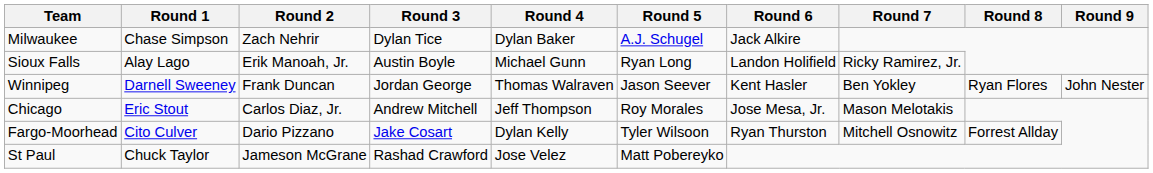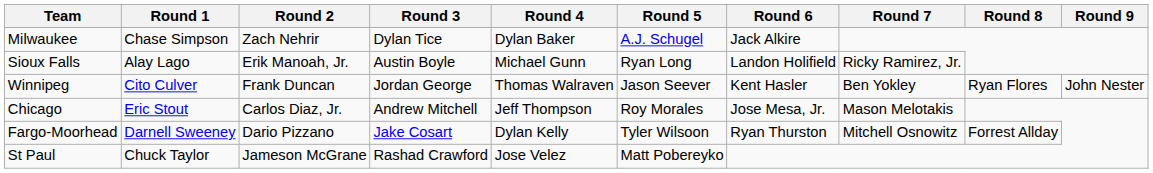(180, 86) Darnell Sweeney -> (161, 86) Cito Culver
(161, 132) Cito Culver -> (180, 132) Darnell Sweeney
